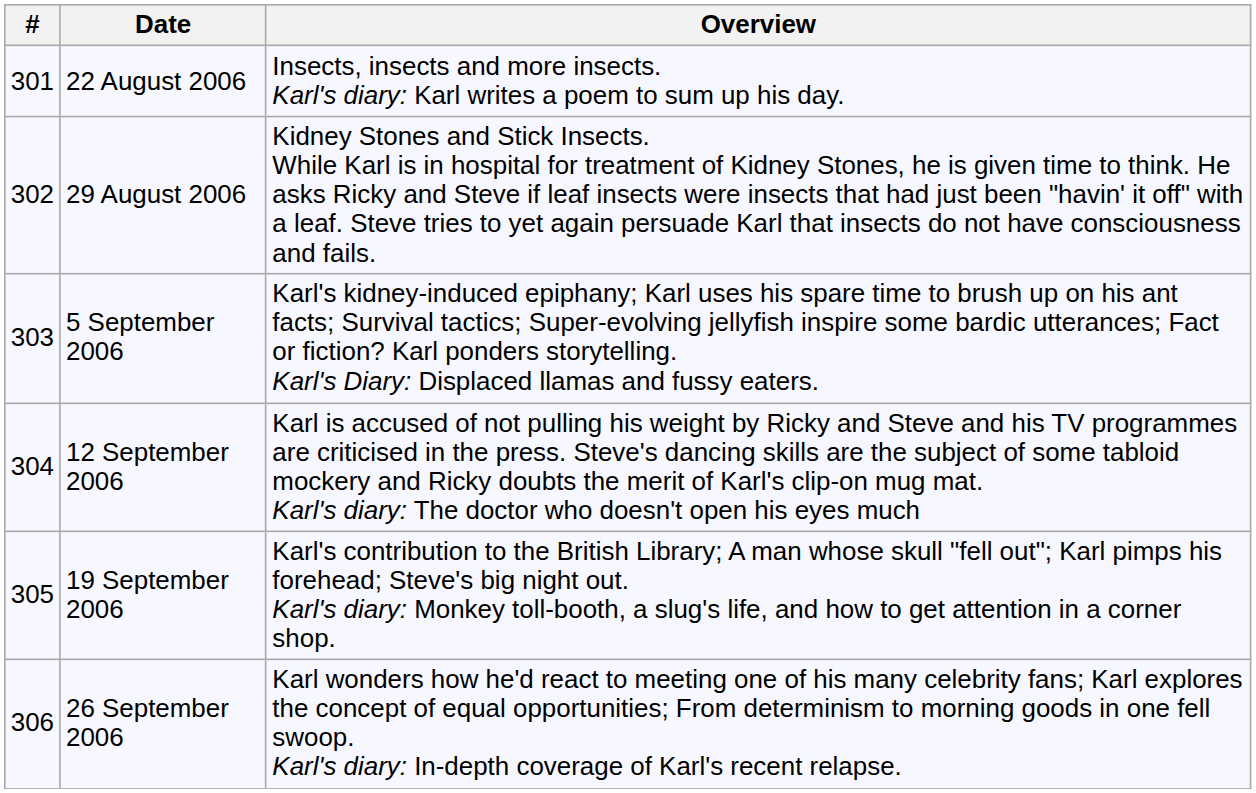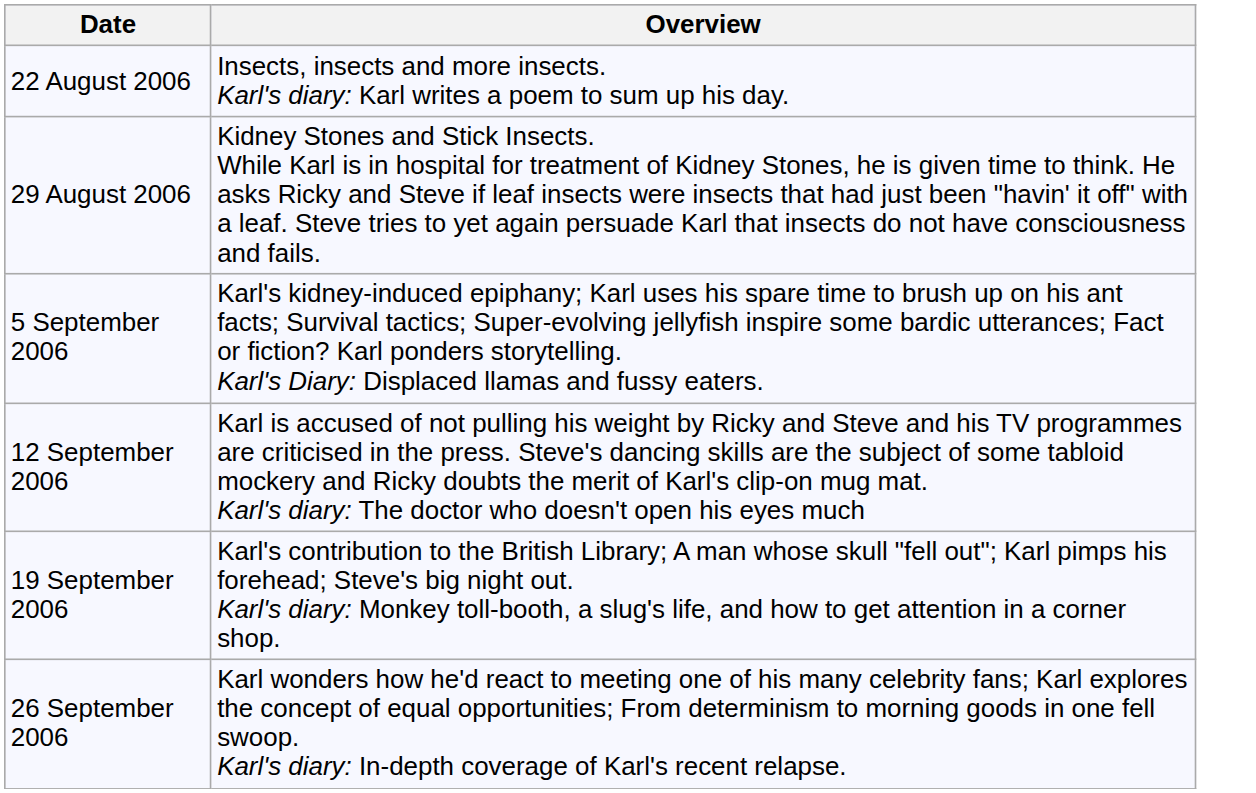- column: (32, 25)
